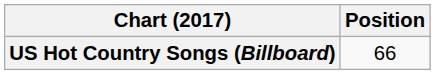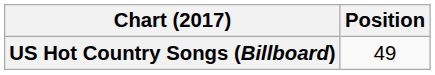(385, 52) 66 -> (385, 52) 49
